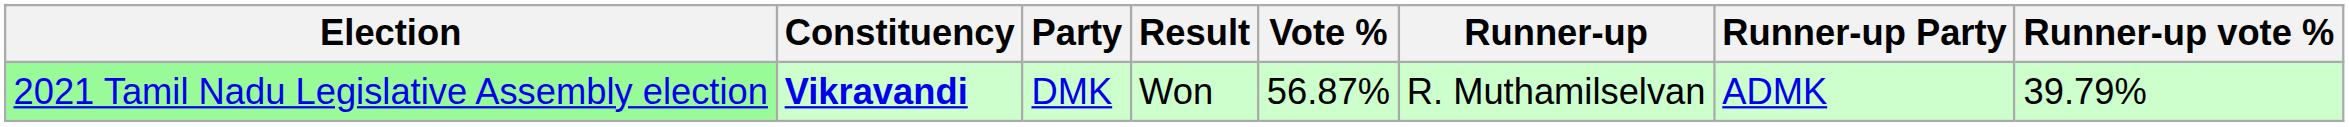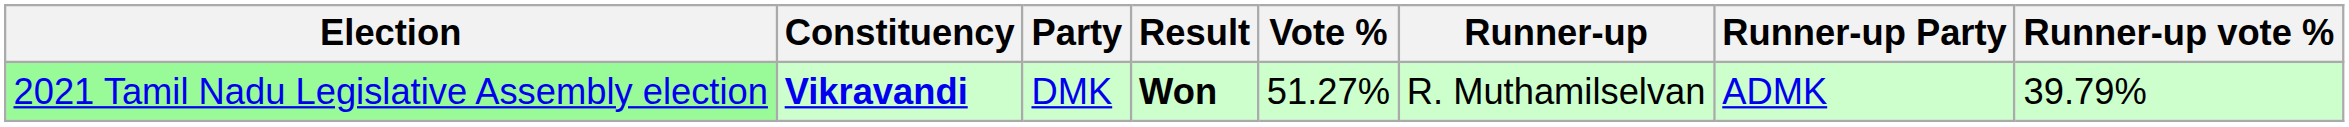(1176, 90) normal -> (1178, 90) bold
(1328, 90) 56.87% -> (1328, 90) 51.27%
